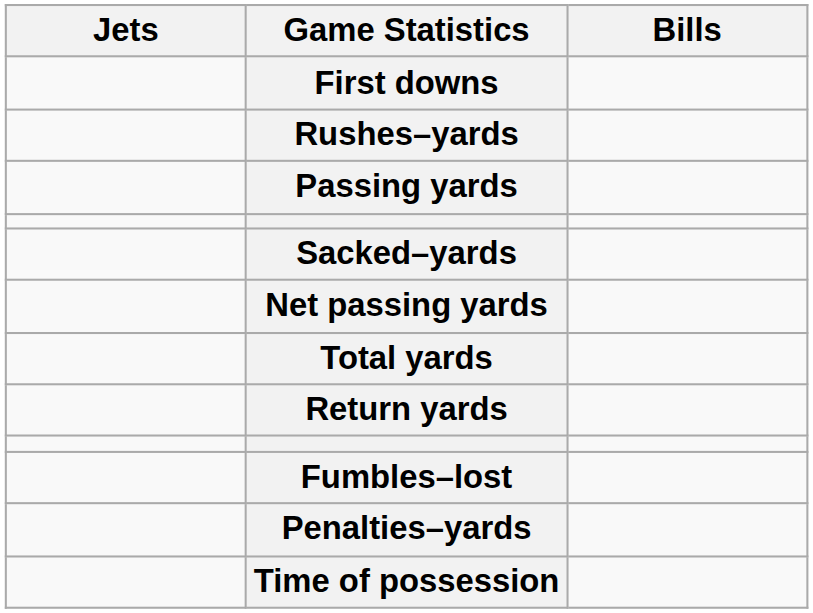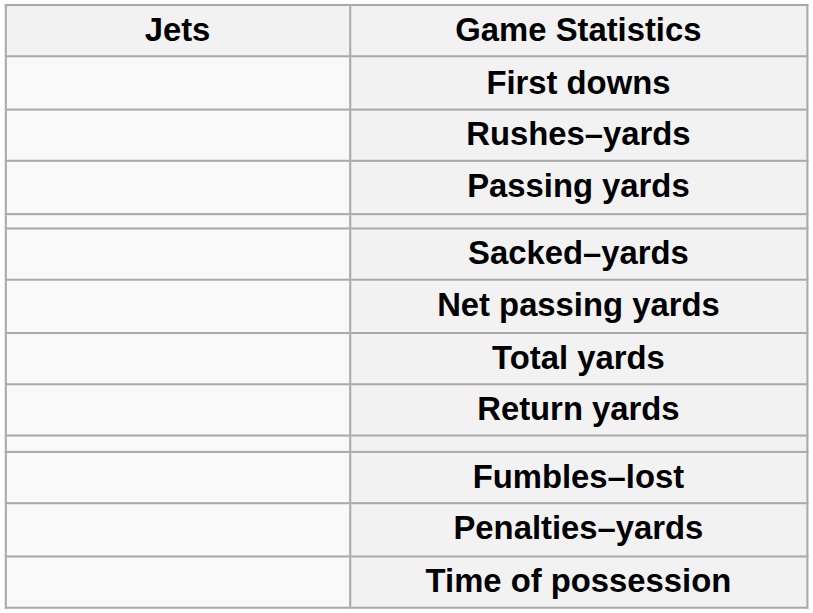- column: (687, 30)
